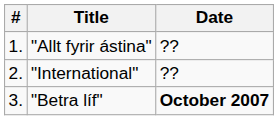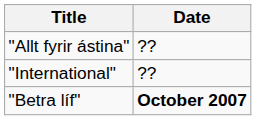- column: (16, 18)
